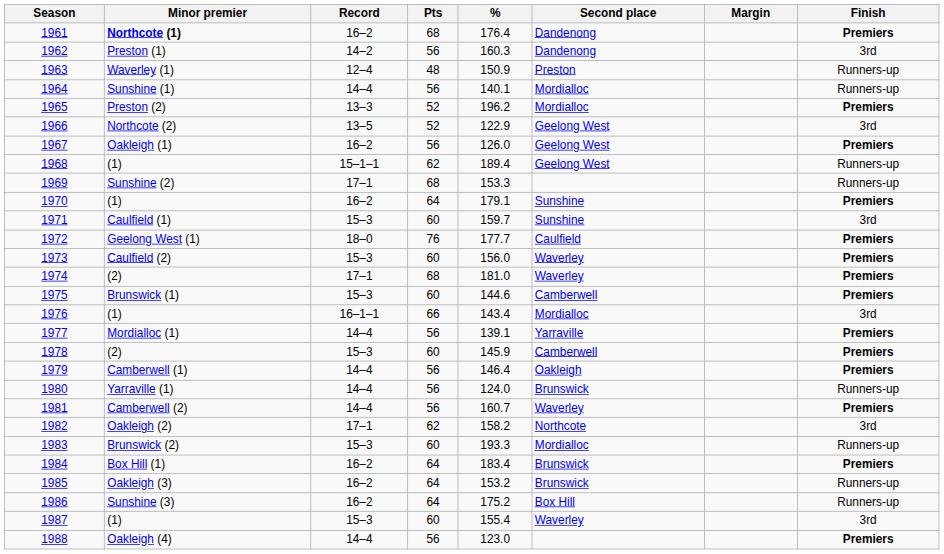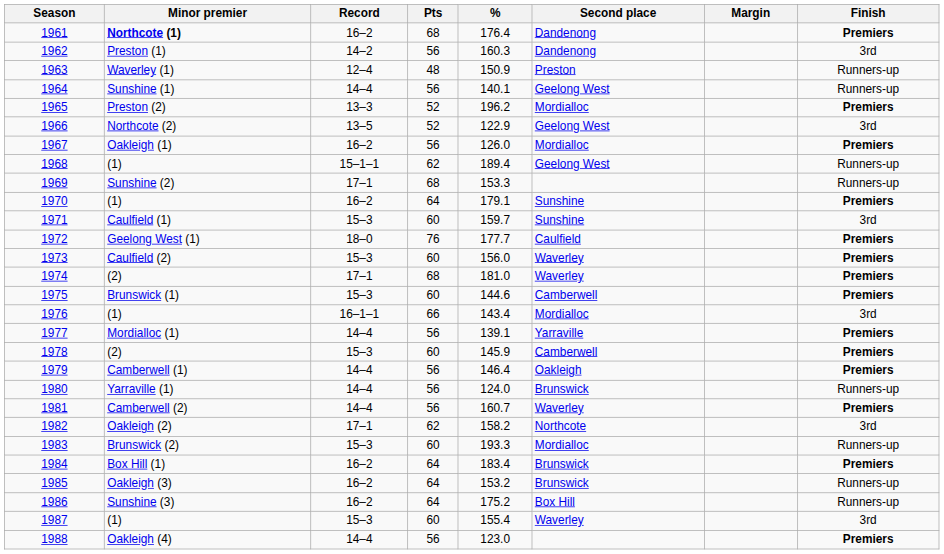(562, 88) Mordialloc -> (572, 88) Geelong West
(572, 145) Geelong West -> (562, 145) Mordialloc
